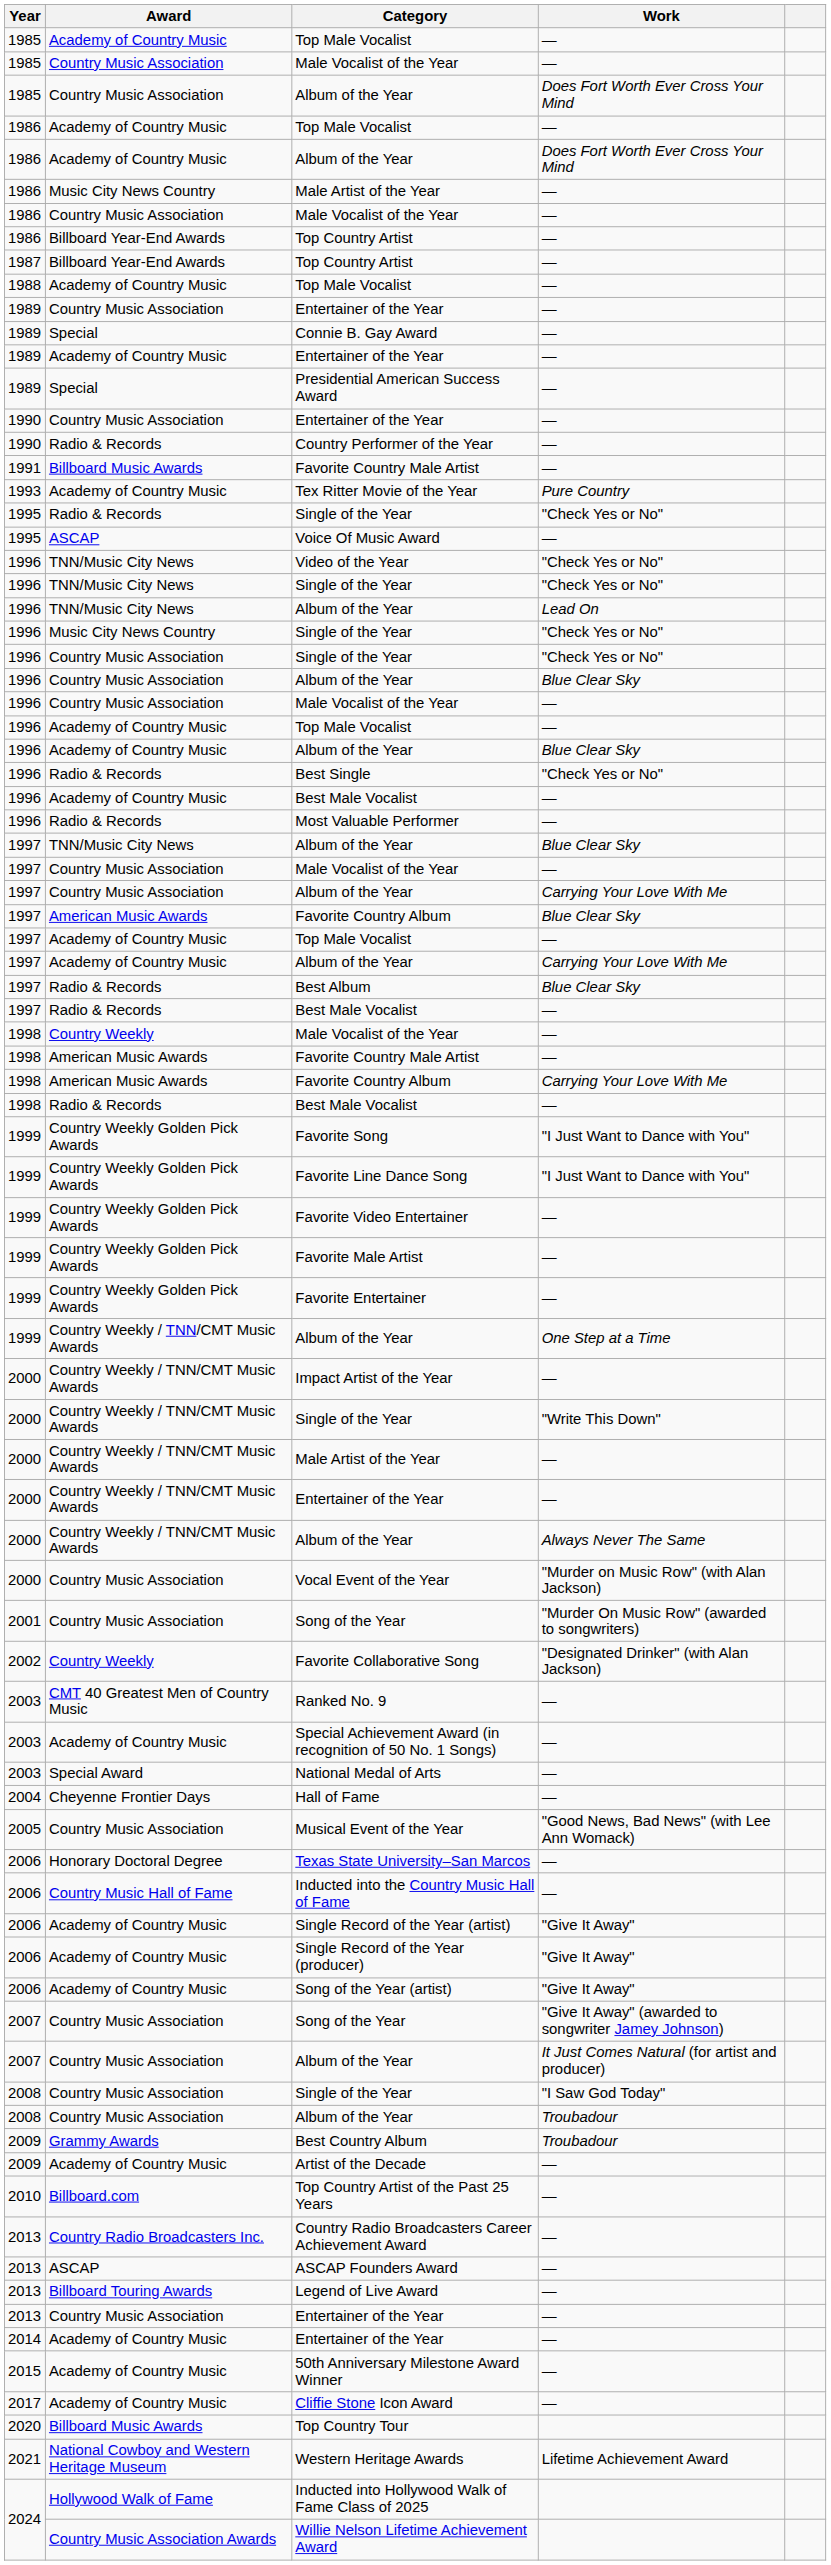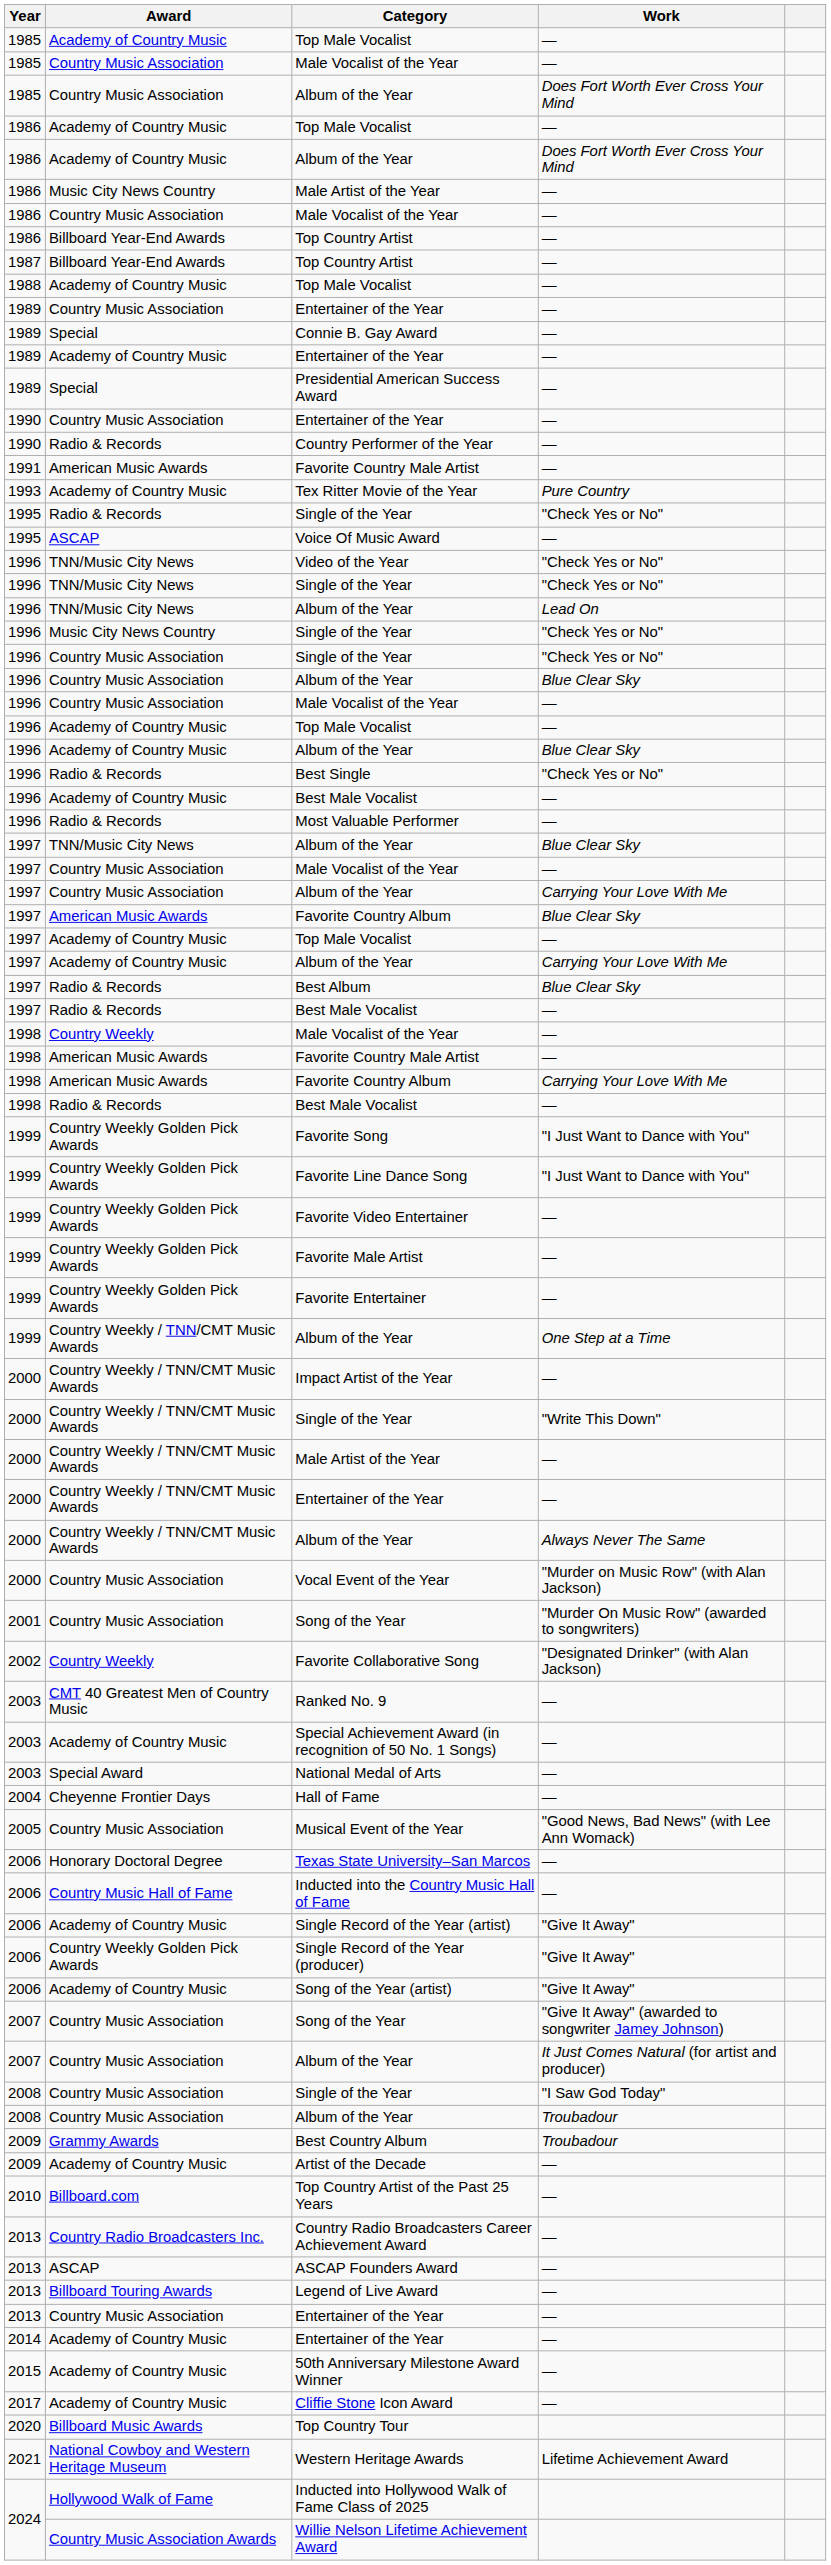(126, 467) Billboard Music Awards -> (128, 467) American Music Awards
(138, 1957) Academy of Country Music -> (143, 1957) Country Weekly Golden Pick Awards
